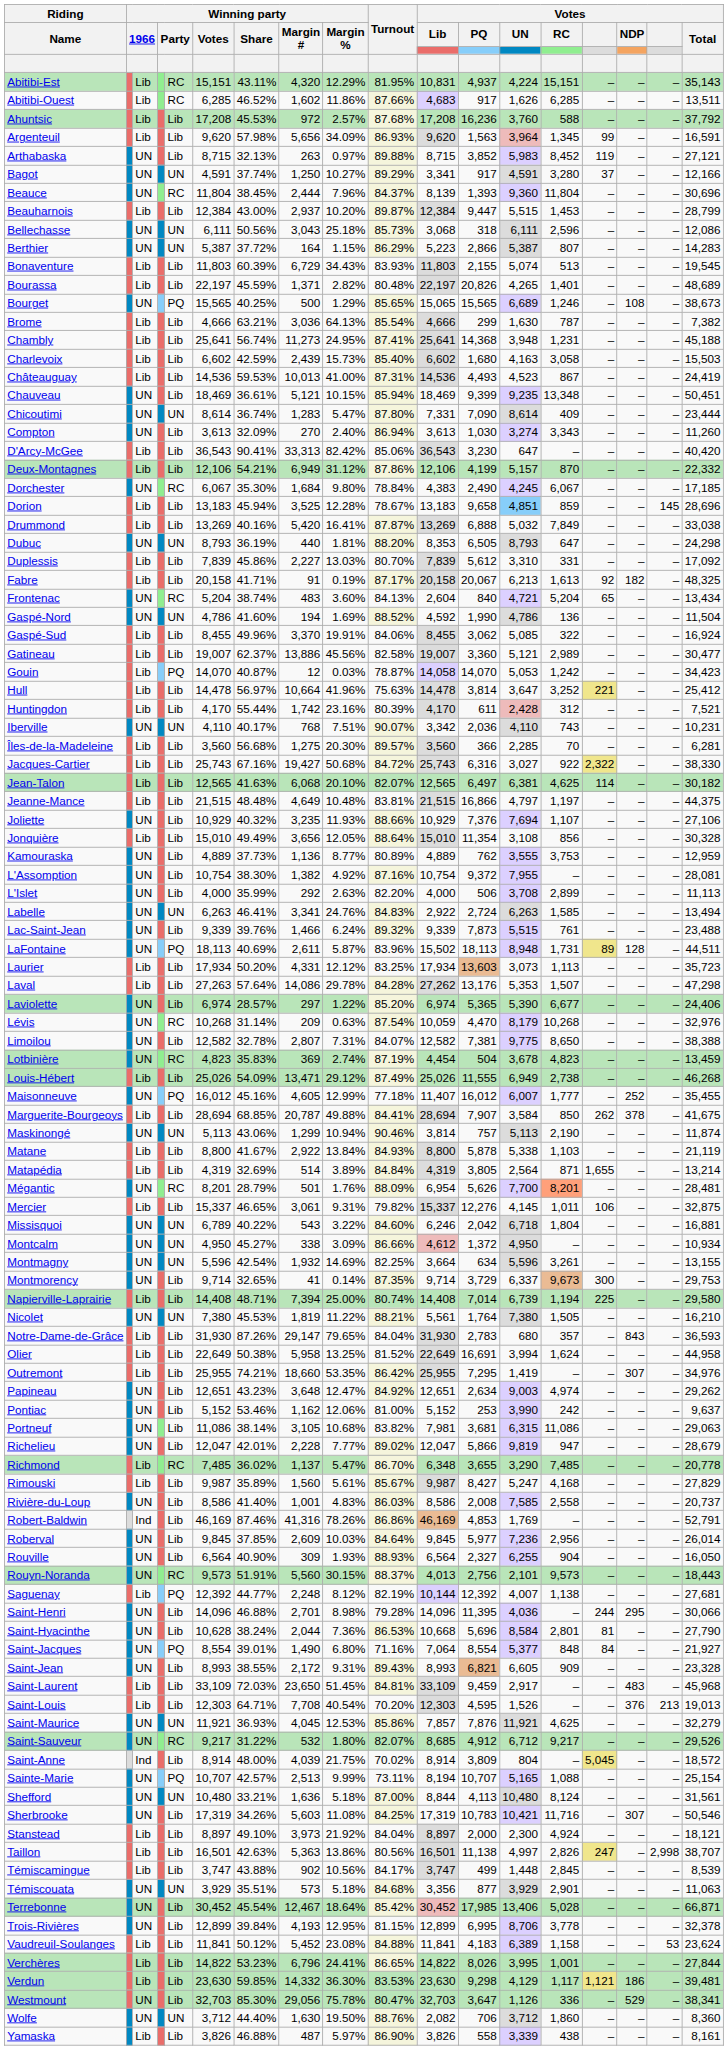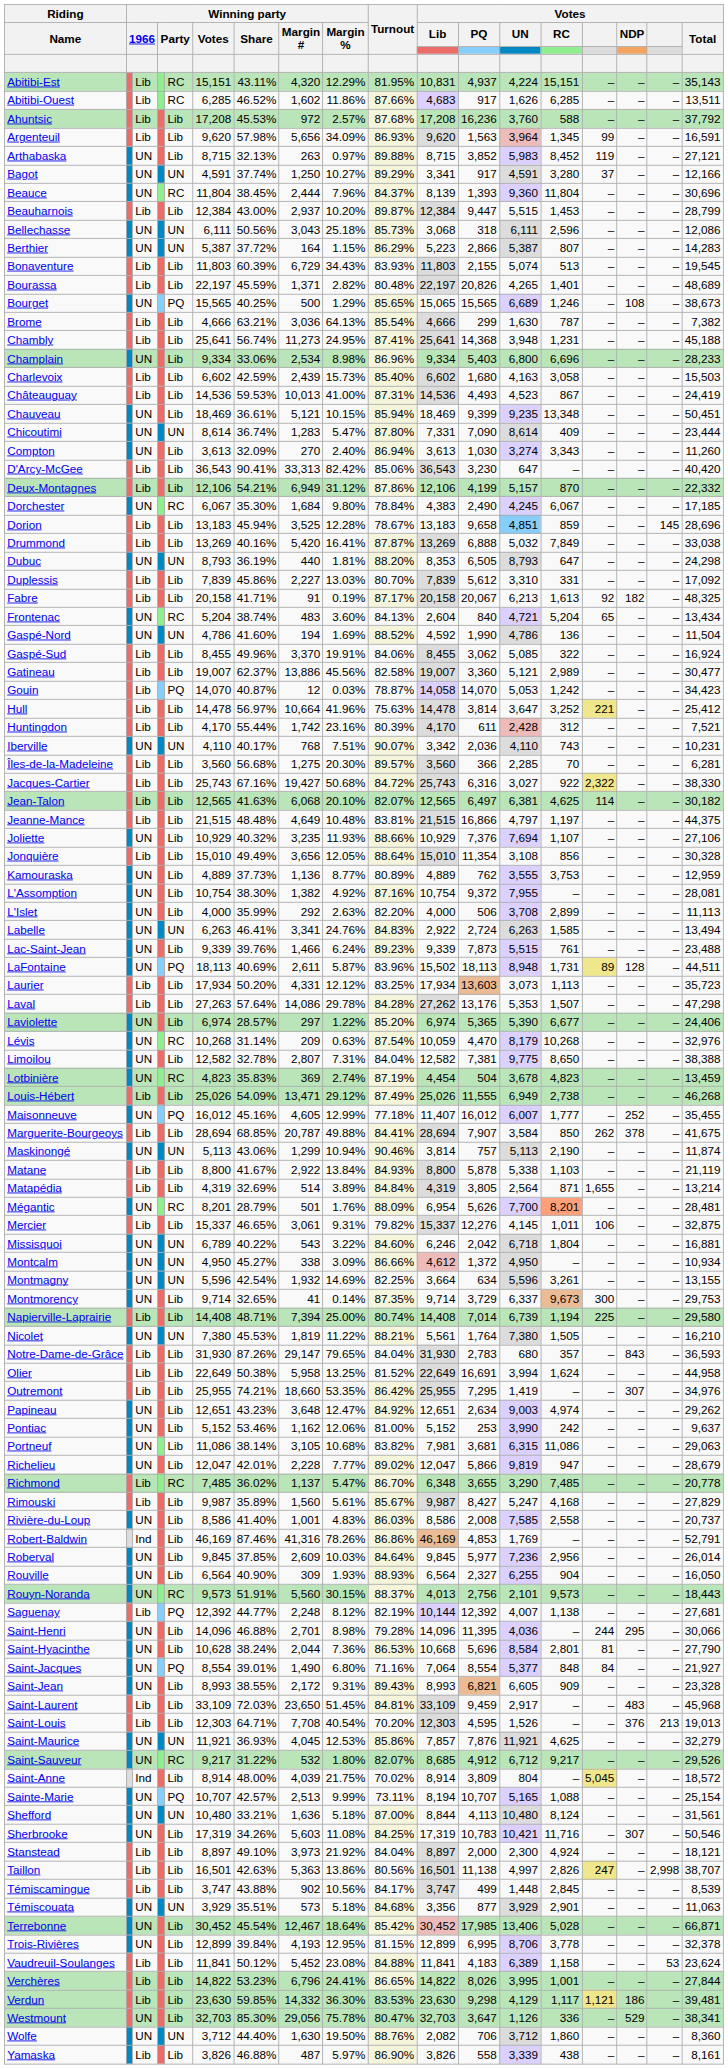+ row: (35, 358)
(394, 930) 89.32% -> (394, 948) 89.23%
(394, 1040) 84.07% -> (394, 1059) 84.04%
